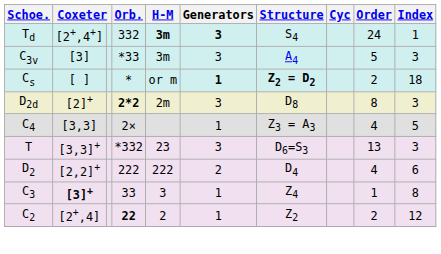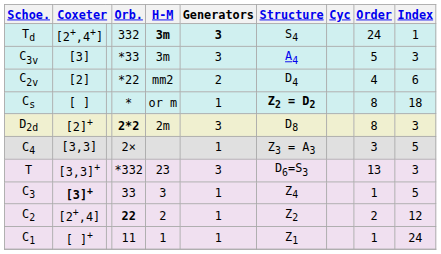+ row: (29, 80)
(218, 80) bold -> (218, 103) normal
(374, 80) 2 -> (374, 103) 8
(374, 125) 4 -> (374, 148) 3
- row: (29, 170)
(415, 193) 8 -> (415, 193) 5
+ row: (29, 238)
